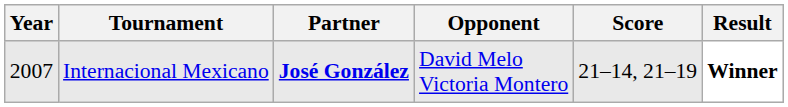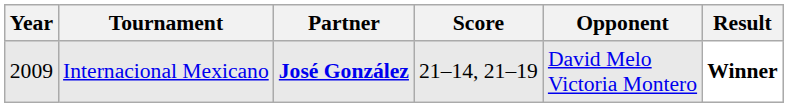columns swapped: (494, 22) <-> (638, 22)
(31, 71) 2007 -> (31, 71) 2009
